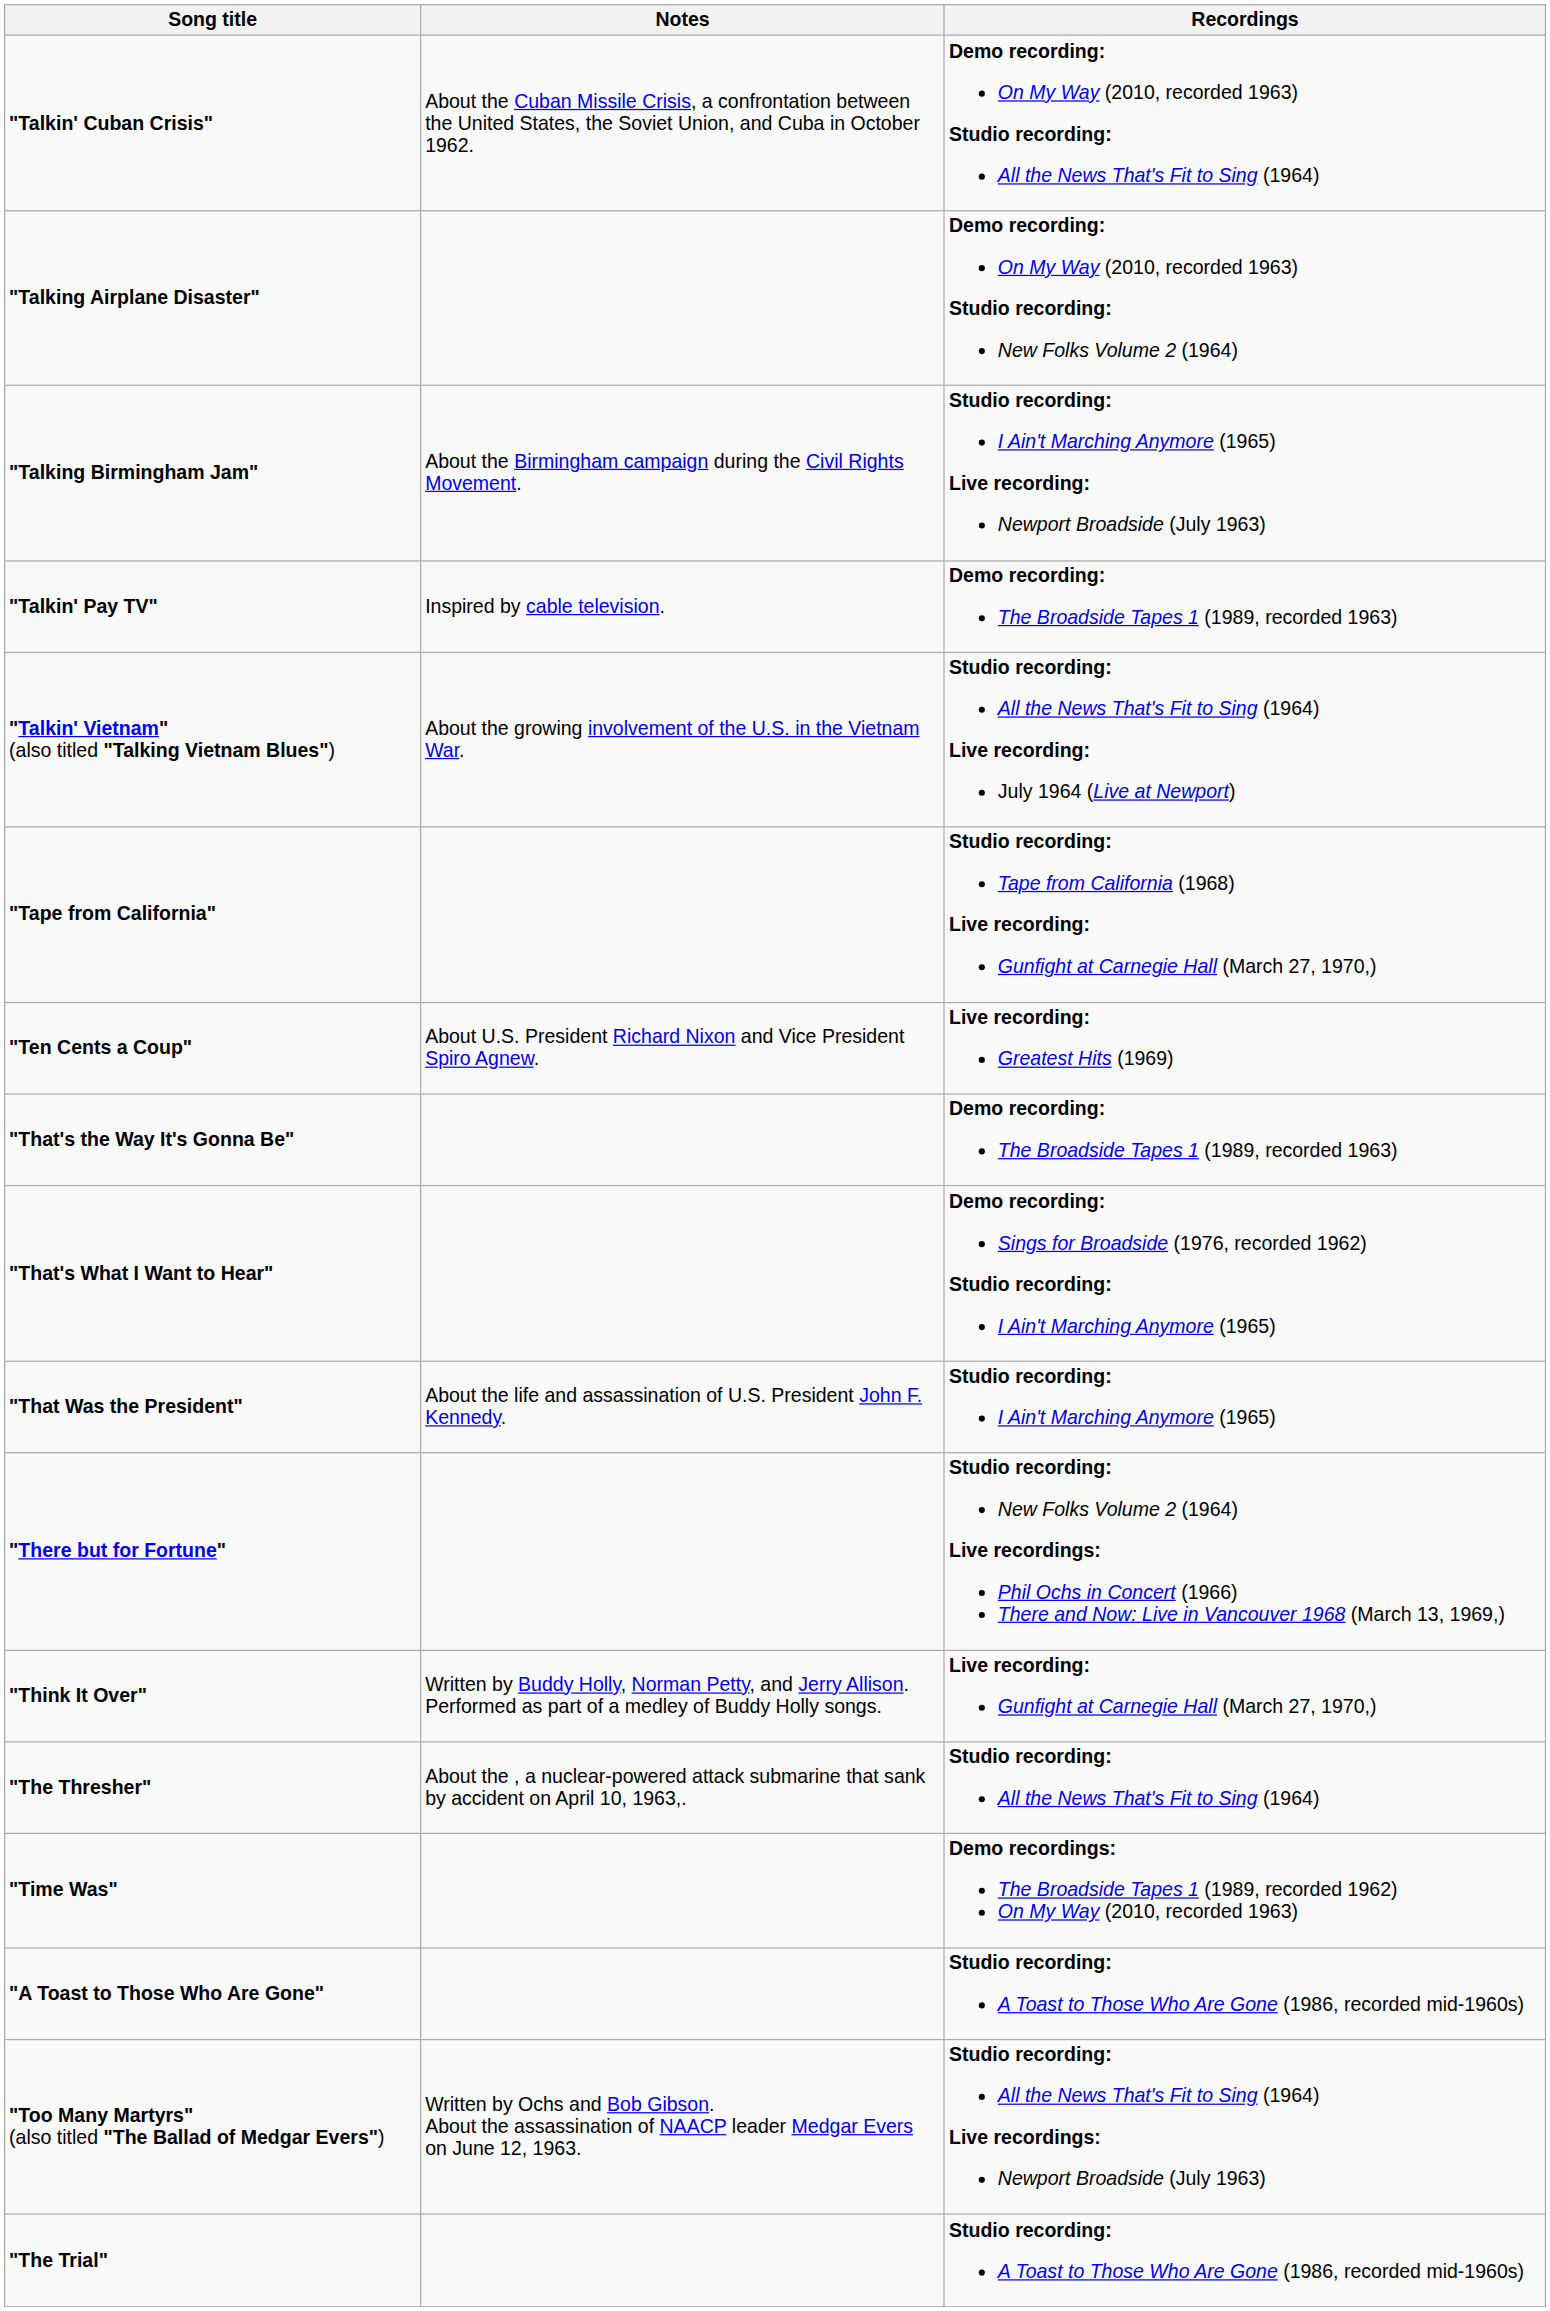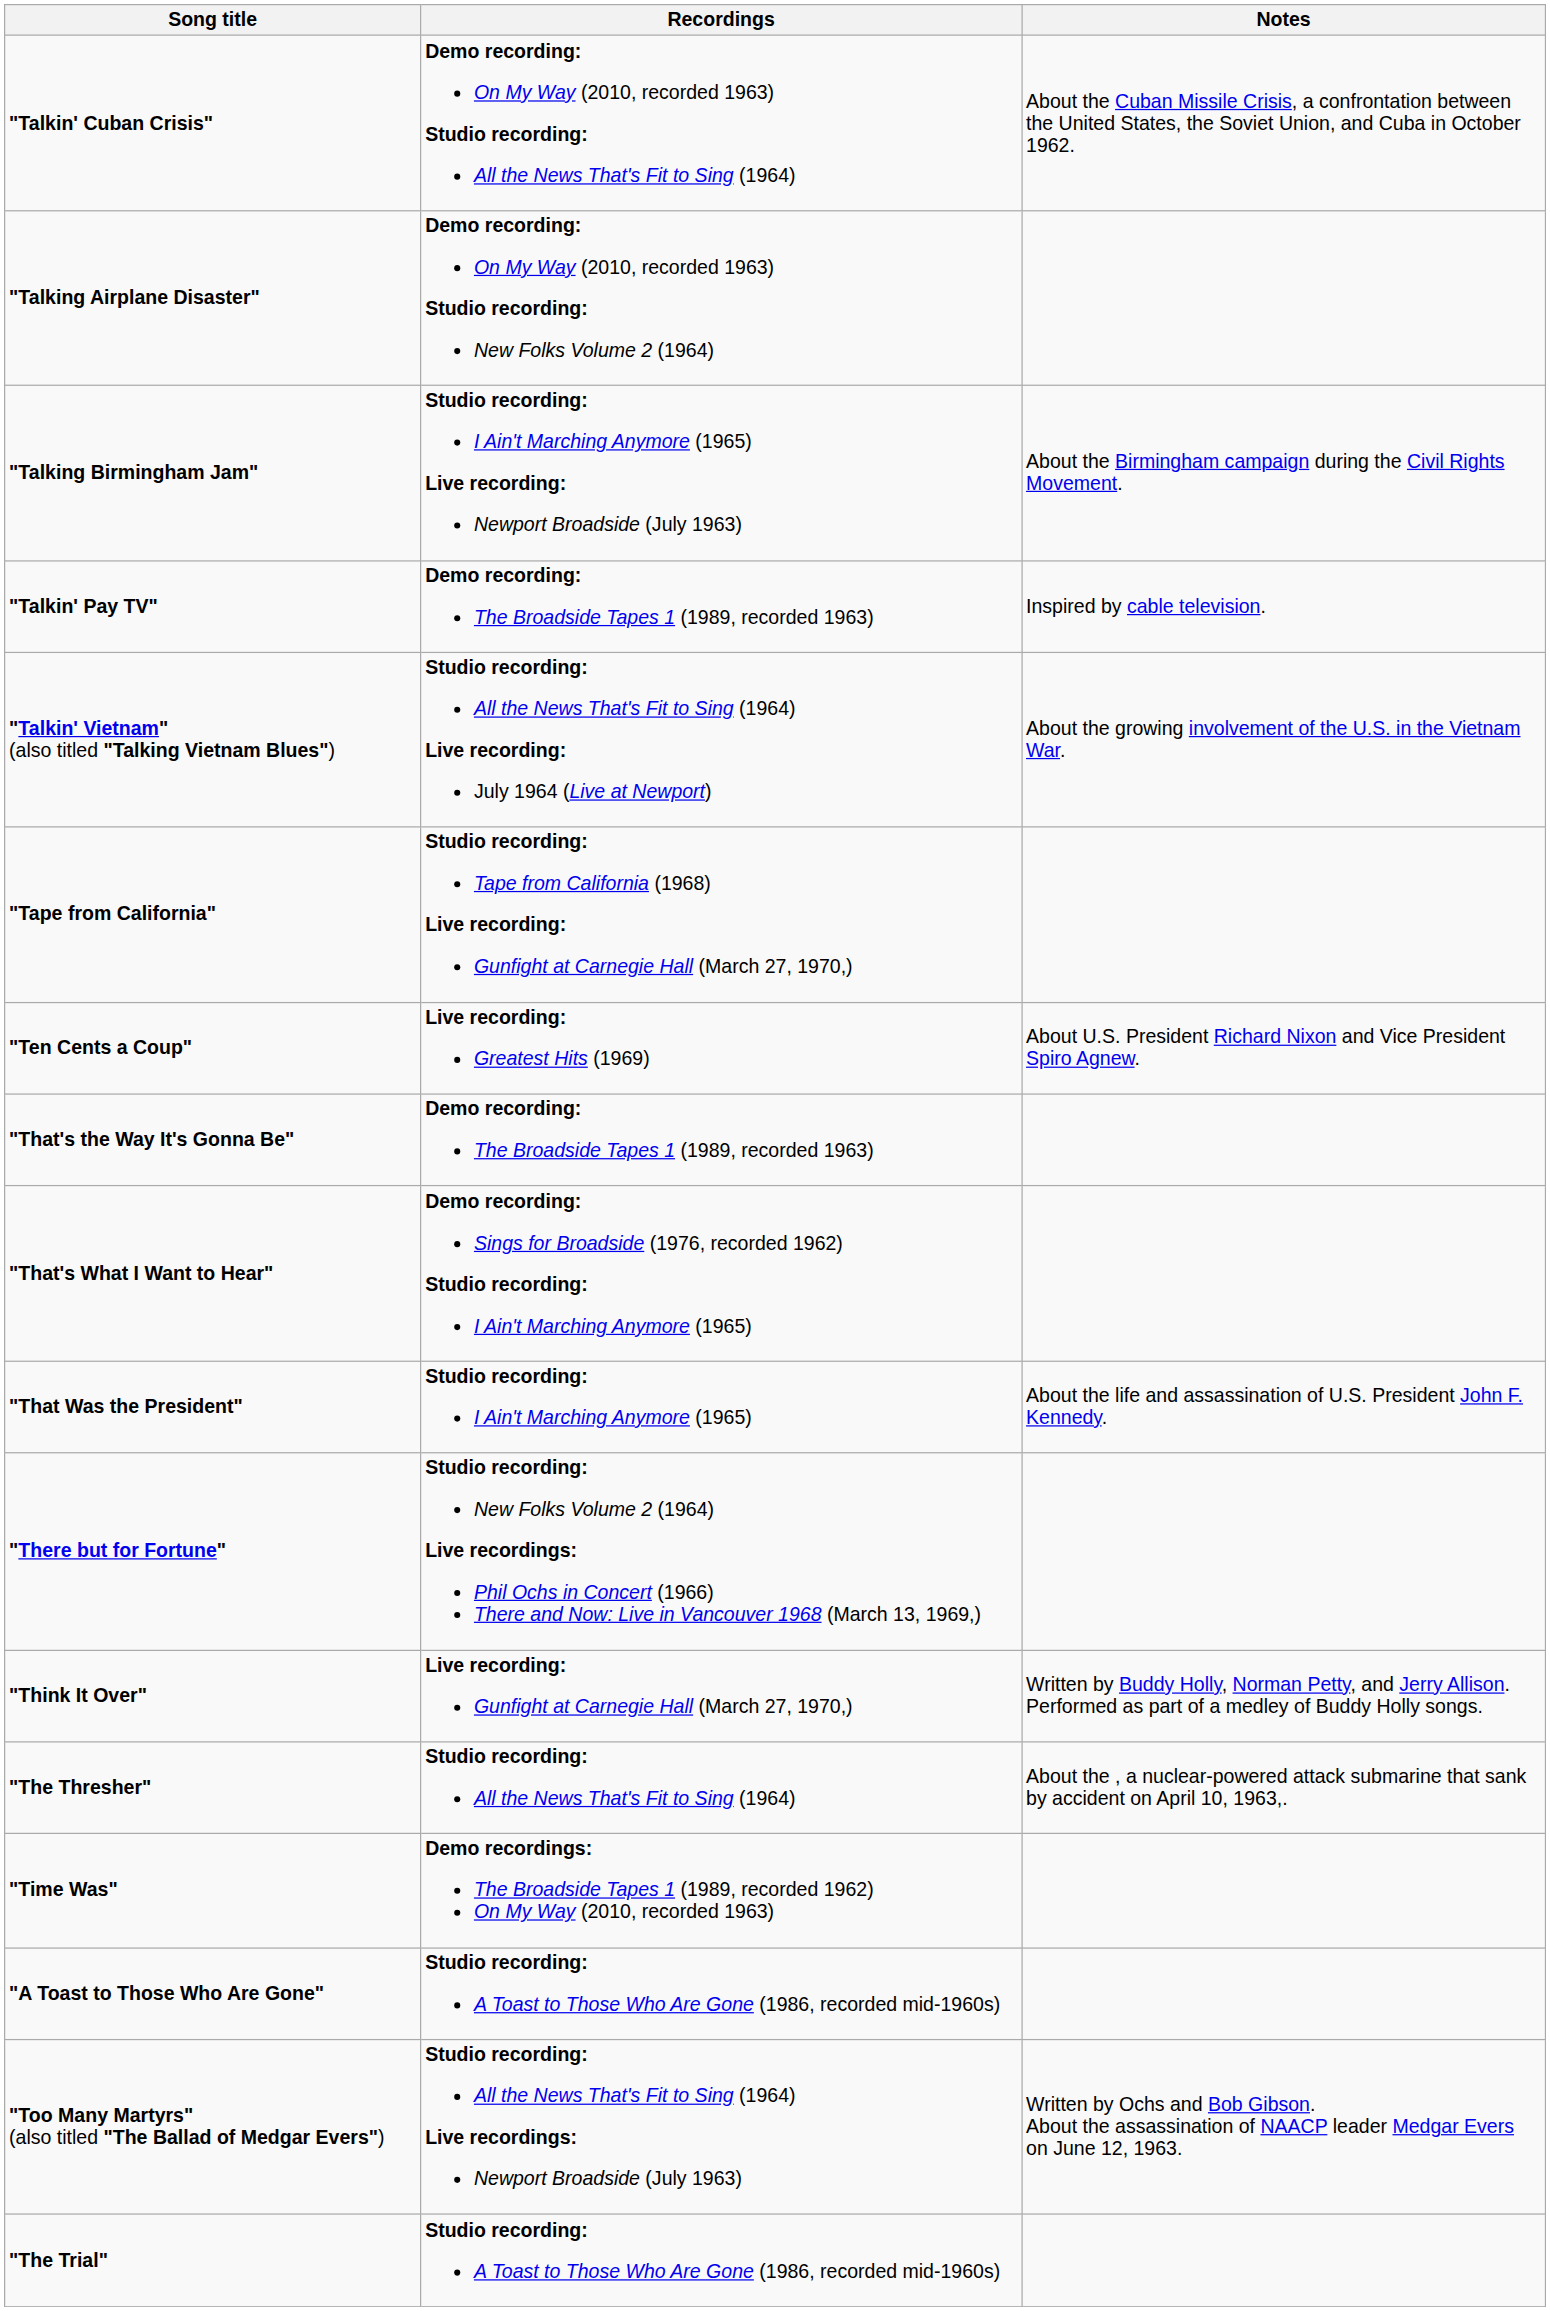columns swapped: (1245, 19) <-> (683, 19)
